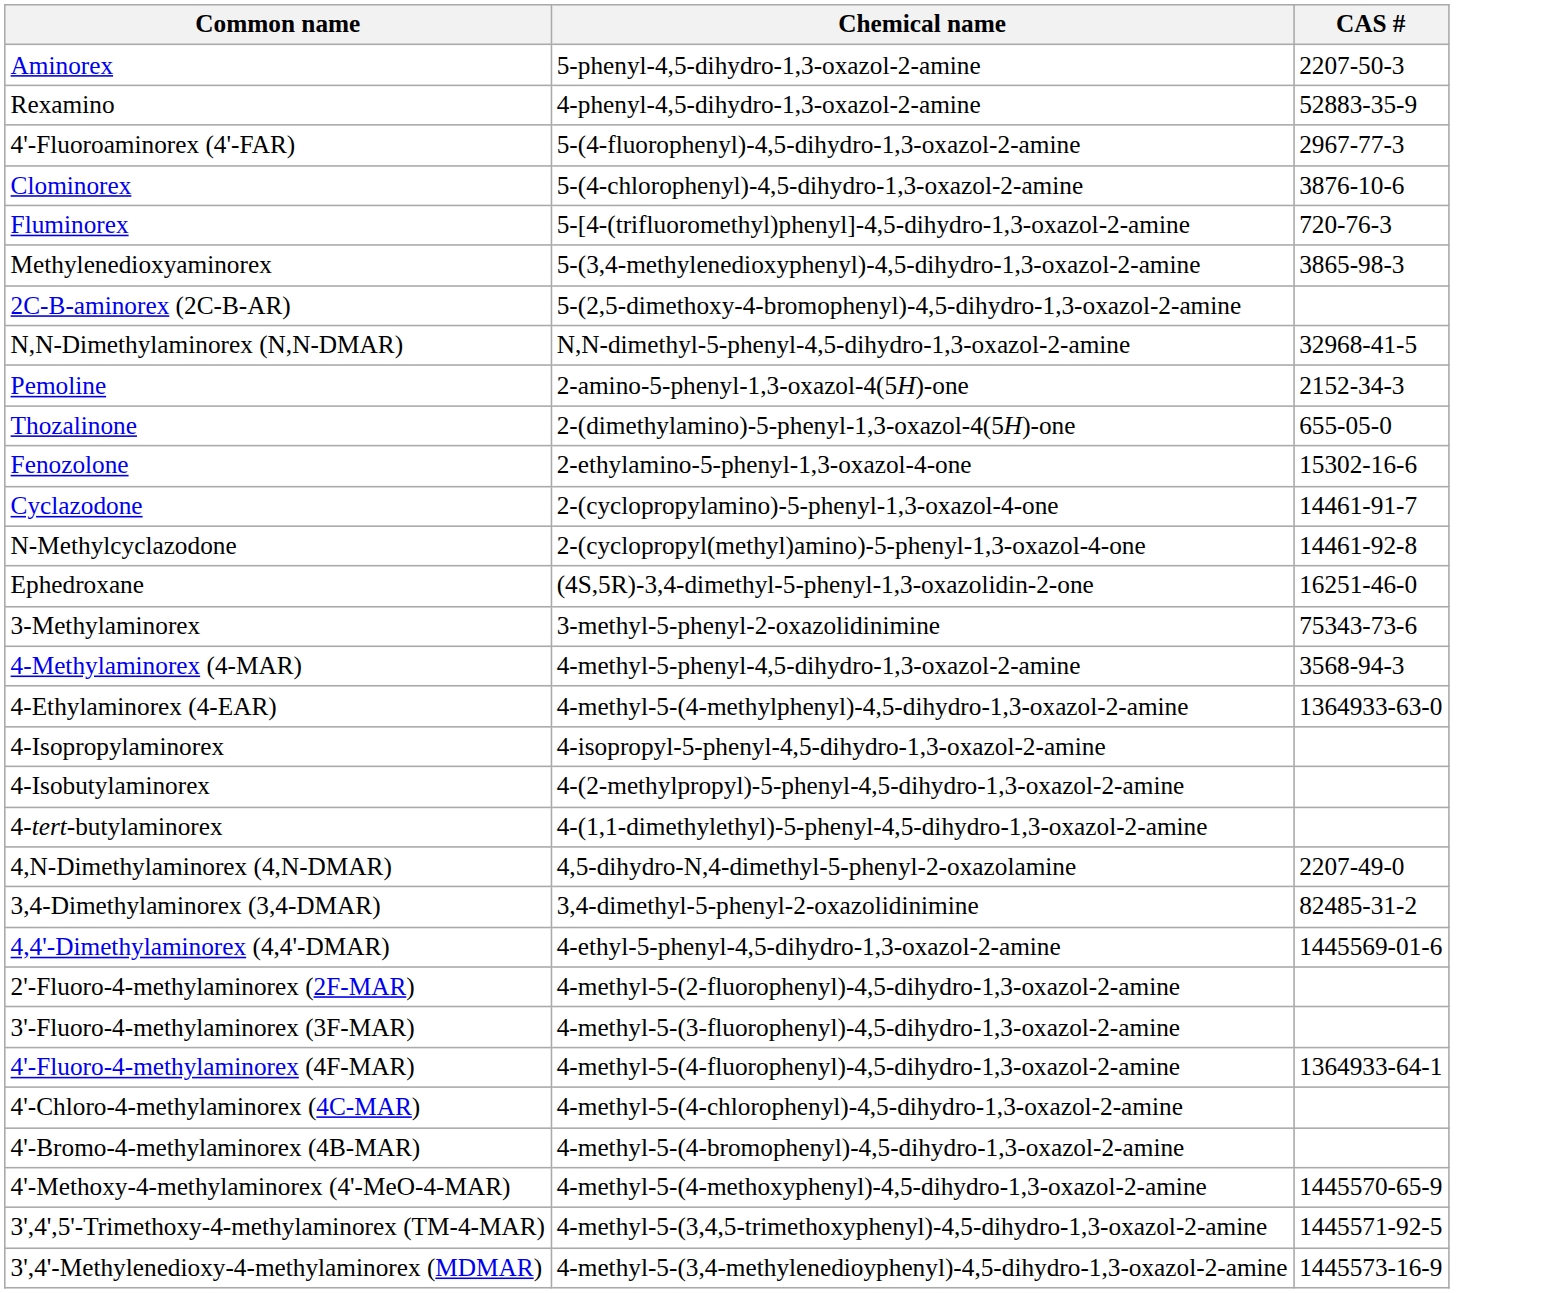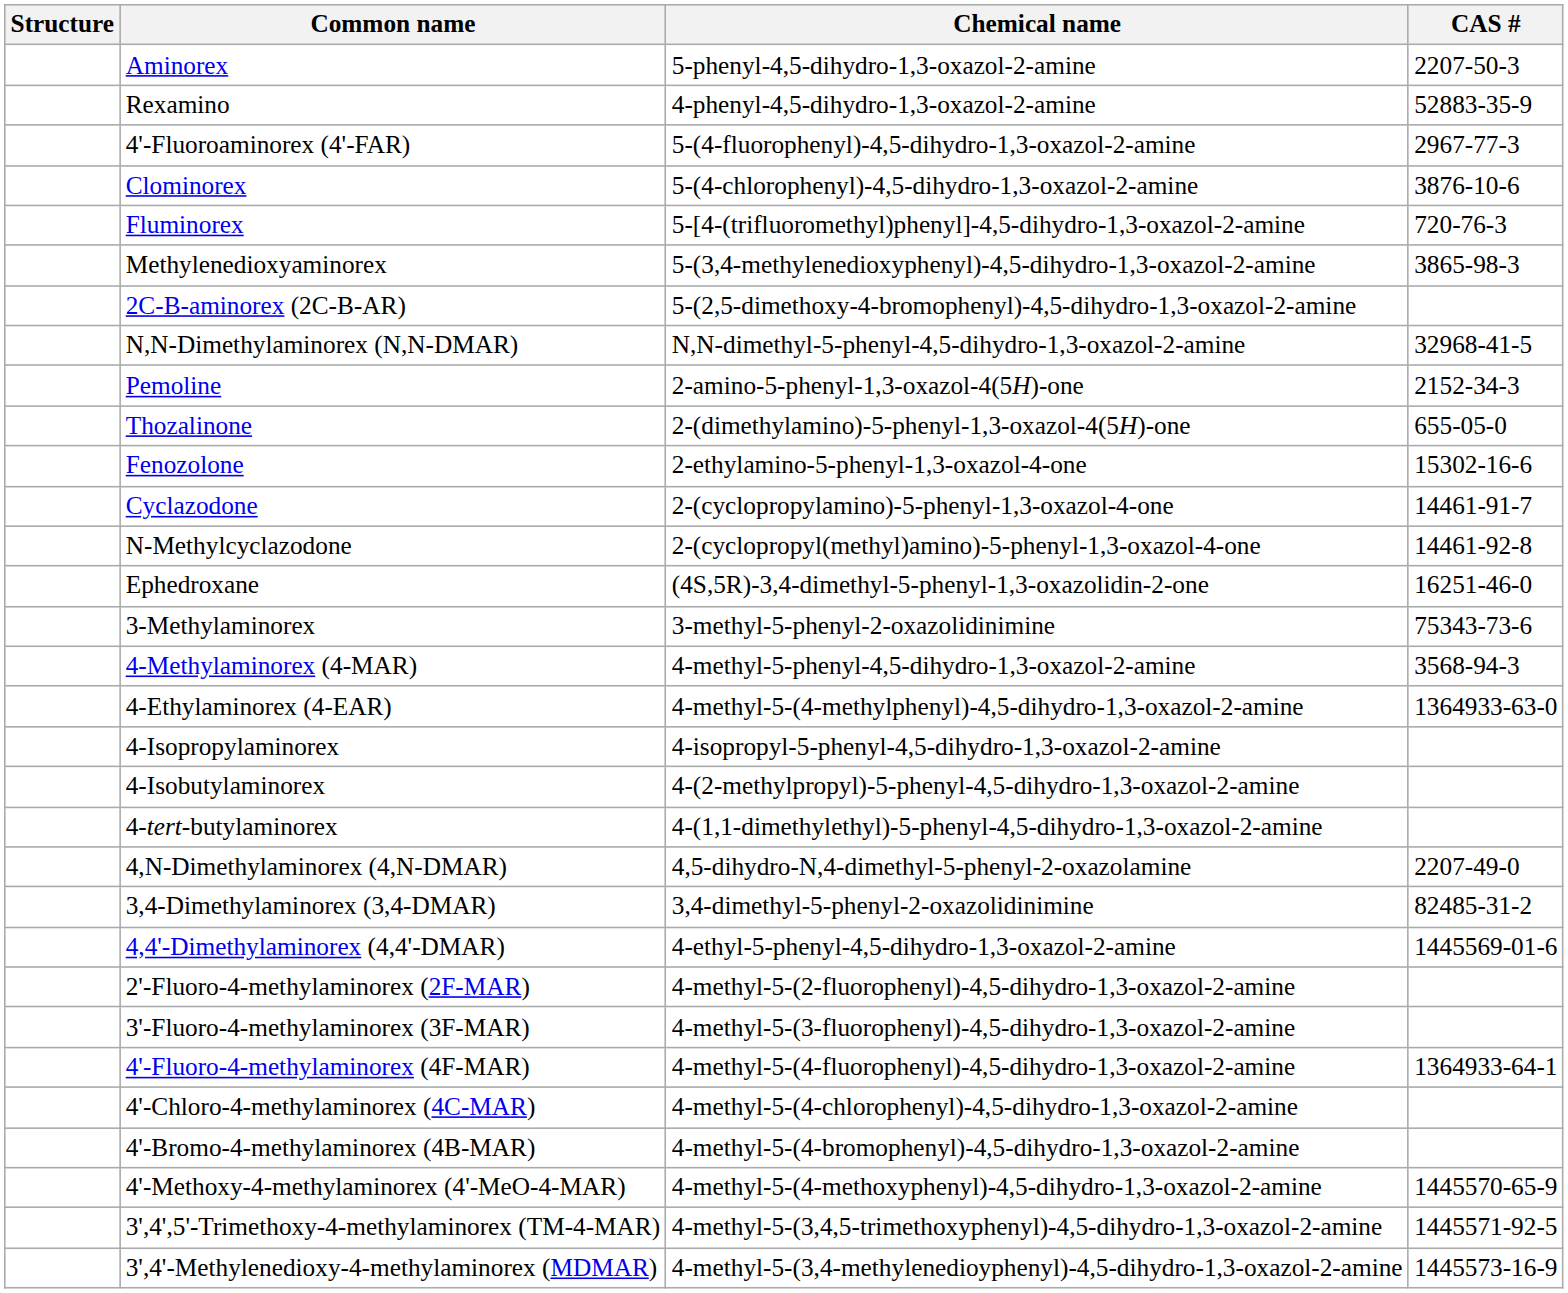+ column: (62, 24)
